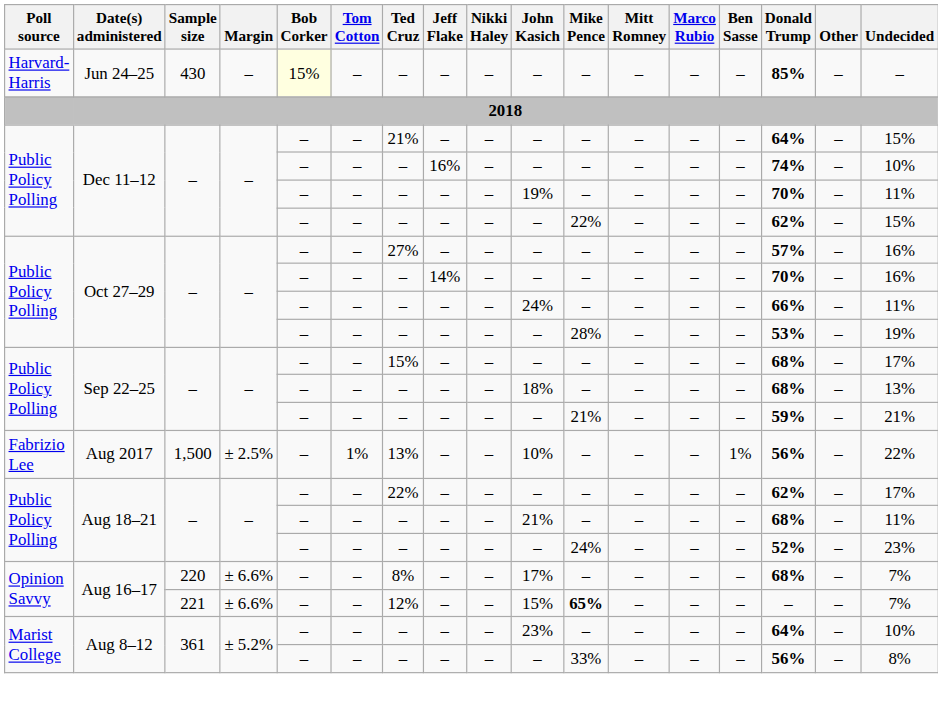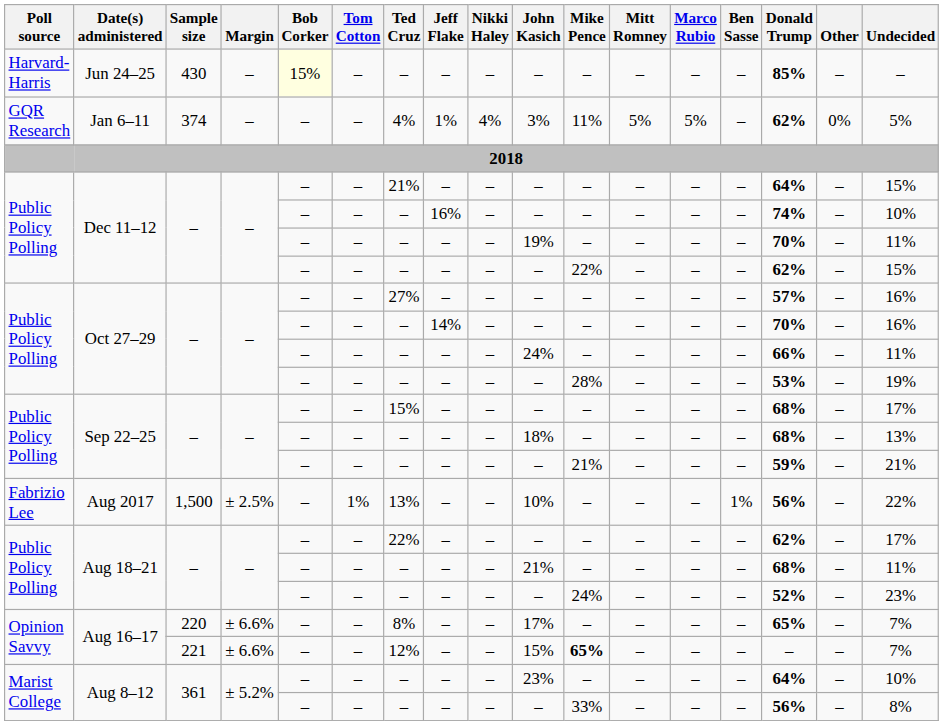+ row: (120, 121)
(788, 575) 68% -> (789, 623) 65%
